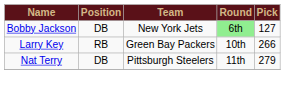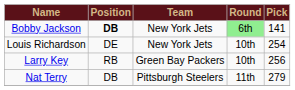(101, 28) normal -> (111, 28) bold
(267, 28) 127 -> (277, 28) 141
+ row: (46, 45)
(267, 45) 266 -> (277, 61) 256
